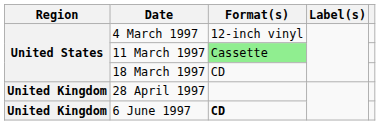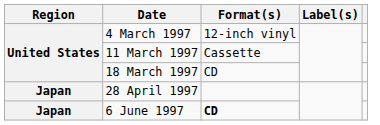(239, 53) lightgreen background -> (232, 53) no background
(57, 91) United Kingdom -> (54, 91) Japan
(57, 110) United Kingdom -> (54, 110) Japan
